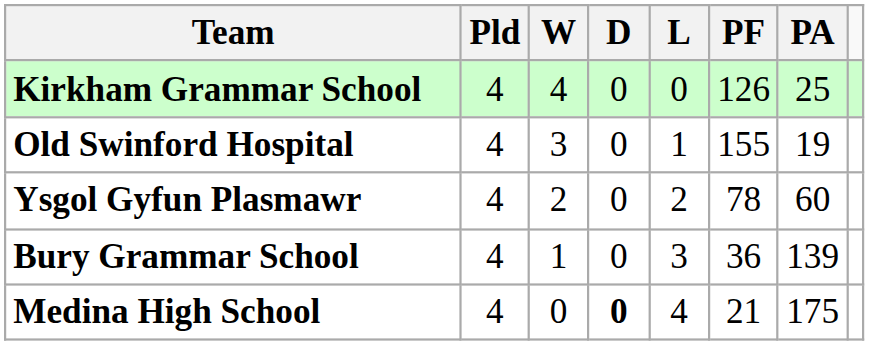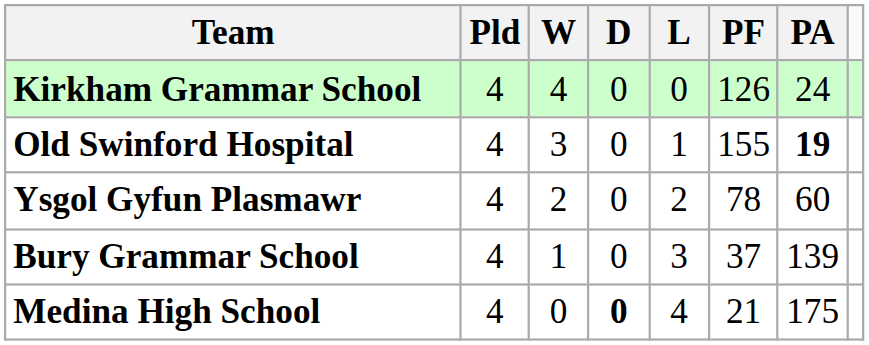(813, 88) 25 -> (813, 88) 24
(813, 144) normal -> (813, 144) bold
(744, 255) 36 -> (744, 255) 37
